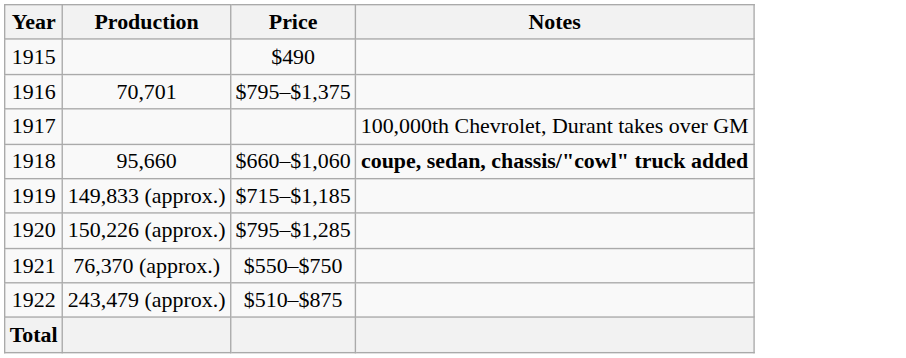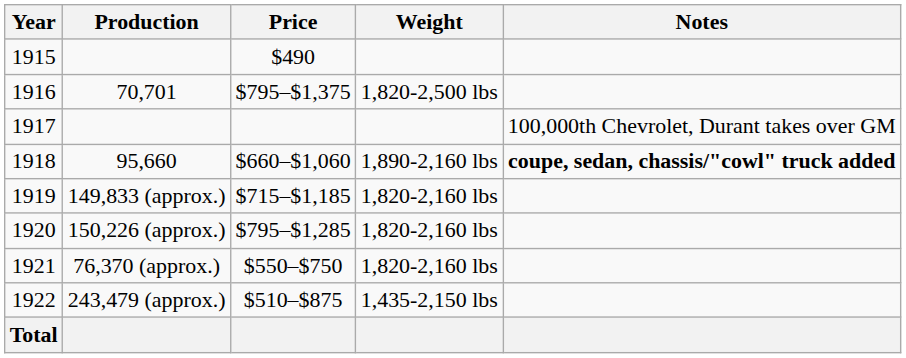+ column: (429, 21)
